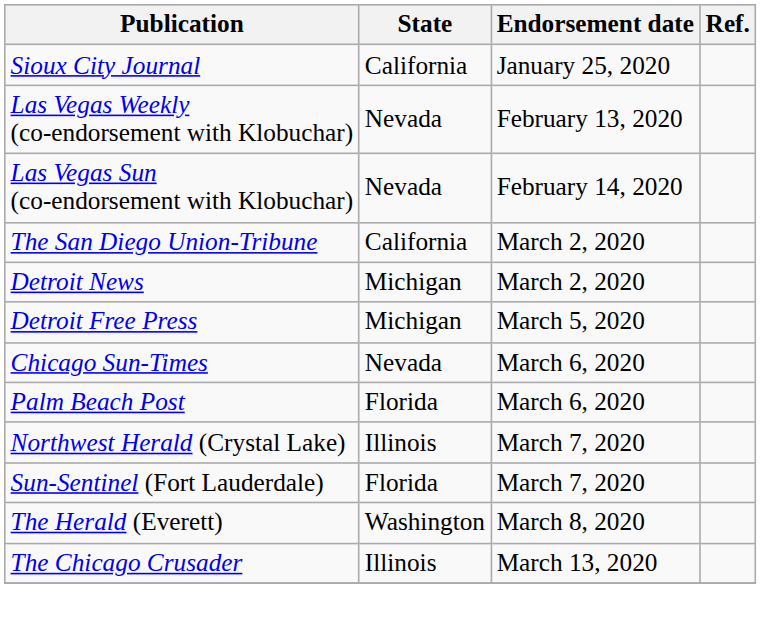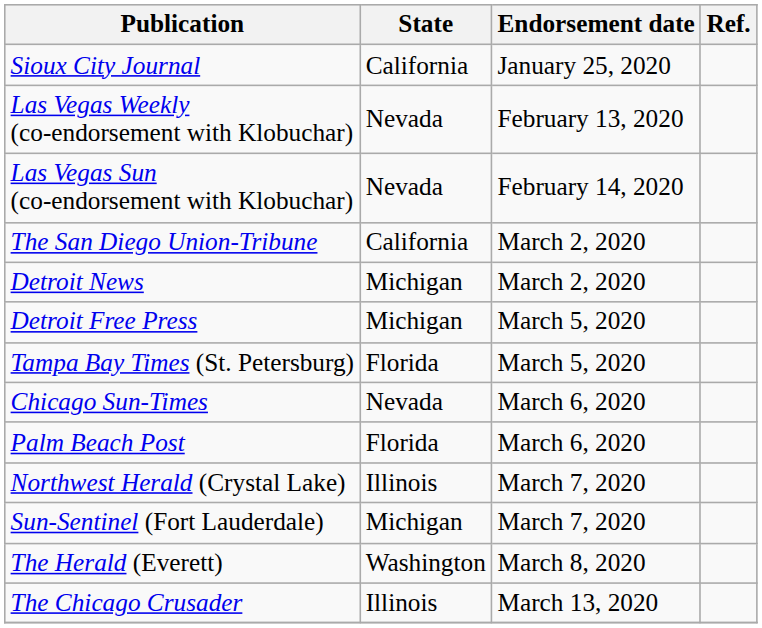+ row: (182, 362)
(401, 482) Florida -> (414, 522) Michigan
